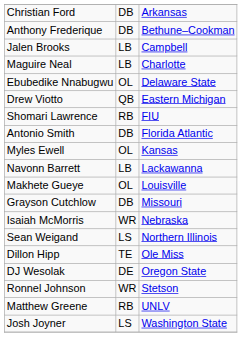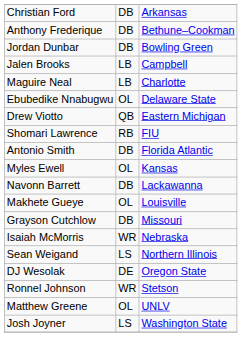+ row: (43, 47)
(125, 168) LB -> (126, 185) DB
- row: (33, 254)
(126, 306) RB -> (126, 306) OL
